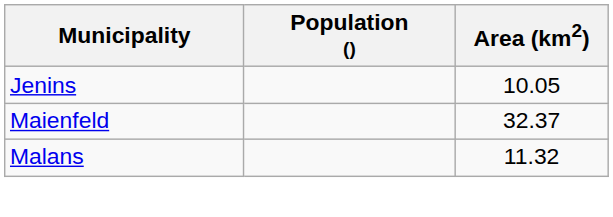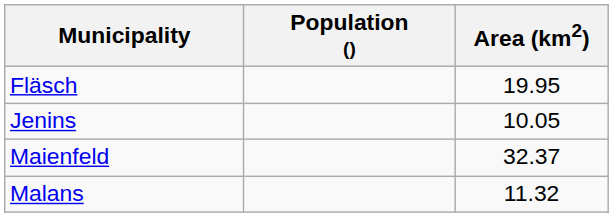+ row: (44, 84)
